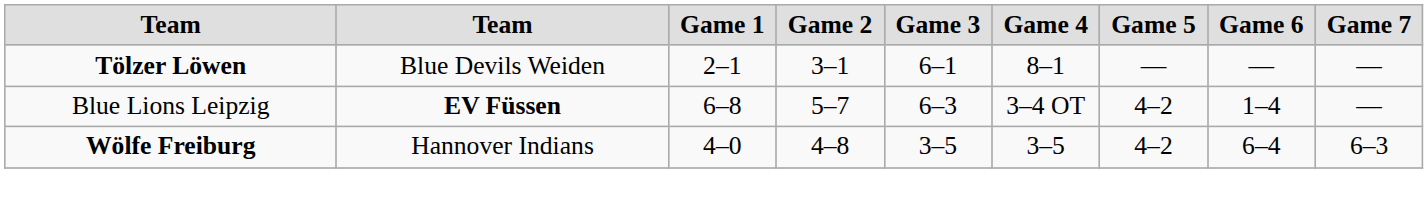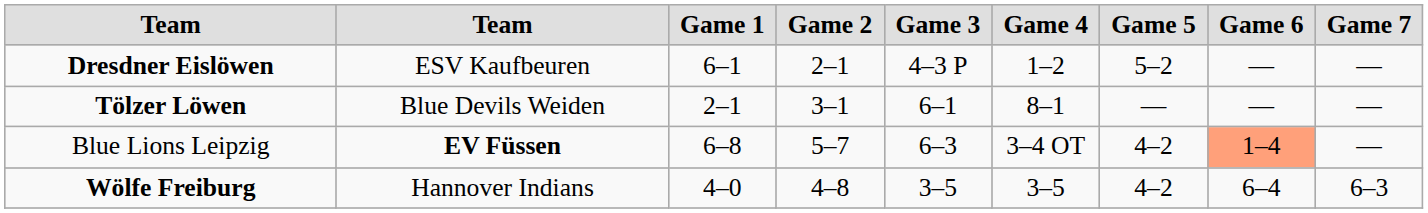+ row: (171, 65)
(1261, 106) no background -> (1261, 146) lightsalmon background
